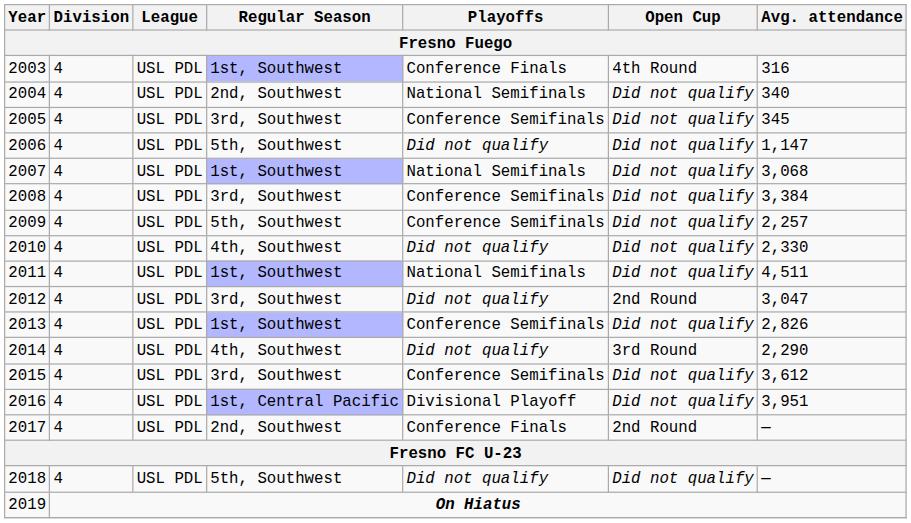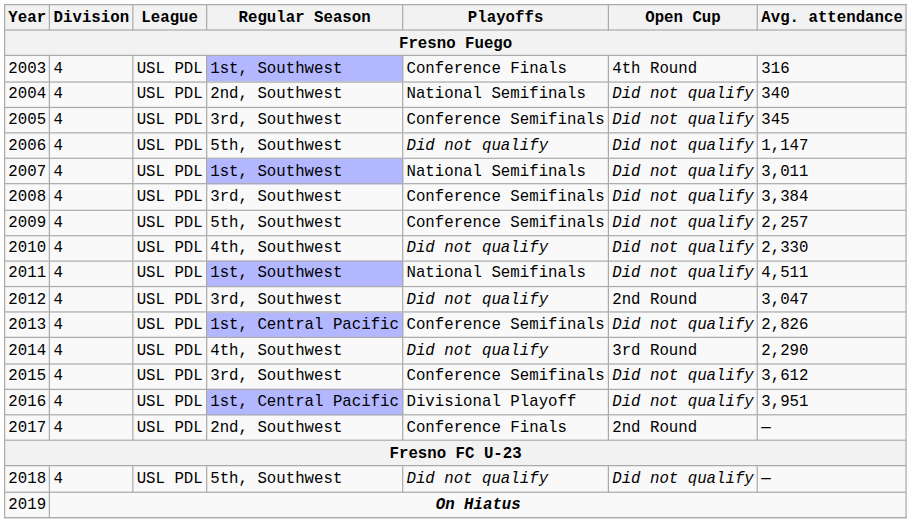(785, 171) 3,068 -> (785, 171) 3,011
(276, 325) 1st, Southwest -> (305, 325) 1st, Central Pacific
